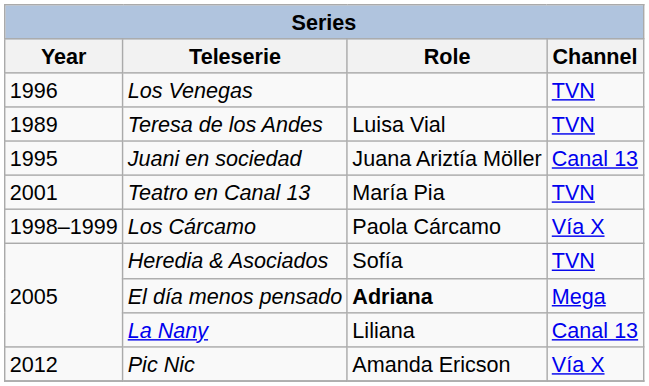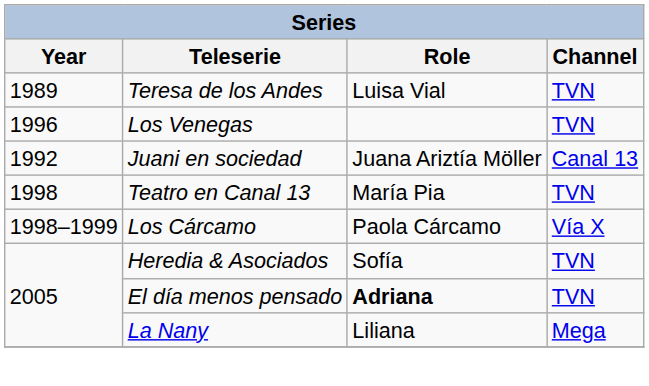rows swapped: (225, 124) <-> (190, 90)
(34, 159) 1995 -> (34, 159) 1992
(34, 193) 2001 -> (34, 193) 1998
(579, 295) Mega -> (573, 295) TVN
(595, 330) Canal 13 -> (579, 330) Mega
- row: (161, 364)
